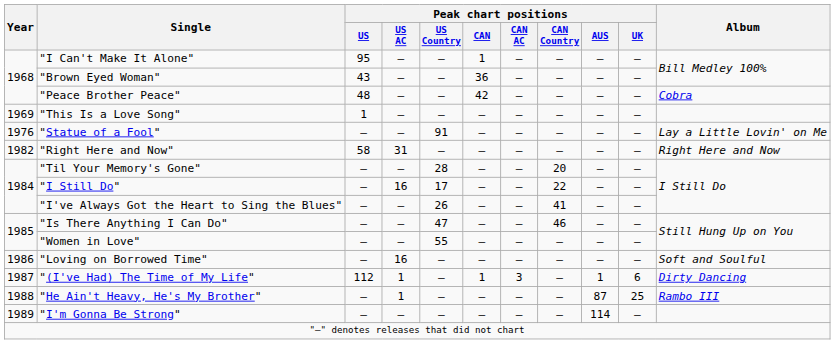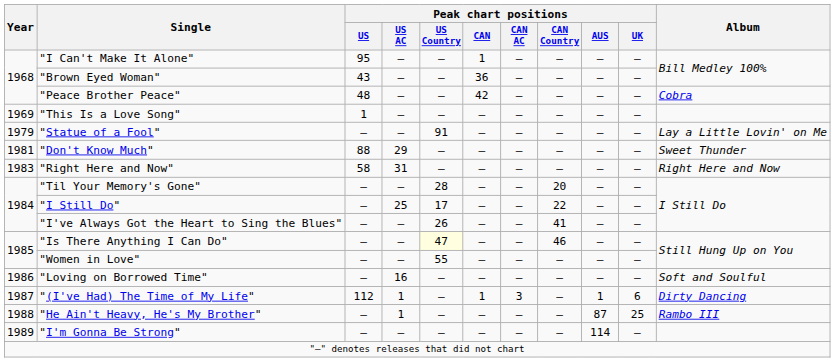(21, 132) 1976 -> (21, 132) 1979
+ row: (97, 150)
(21, 150) 1982 -> (21, 168) 1983
(401, 186) 16 -> (401, 204) 25
(441, 223) no background -> (441, 241) lightyellow background
